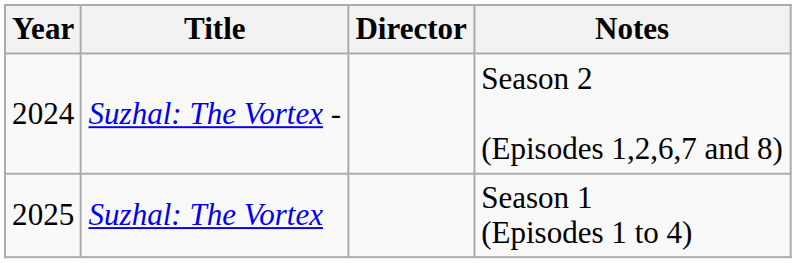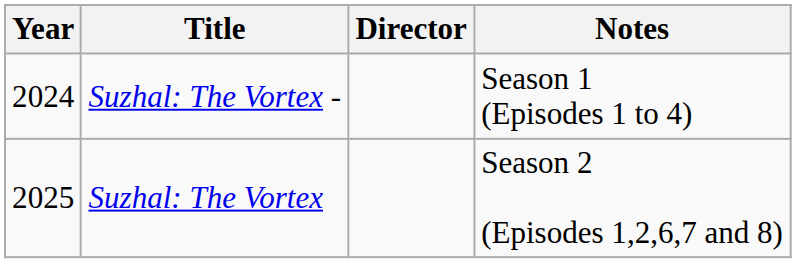(632, 113) Season 2 (Episodes 1,2,6,7 and 8) -> (587, 95) Season 1 (Episodes 1 to 4)
(587, 214) Season 1 (Episodes 1 to 4) -> (632, 197) Season 2 (Episodes 1,2,6,7 and 8)
